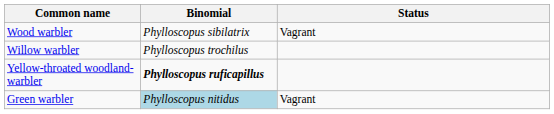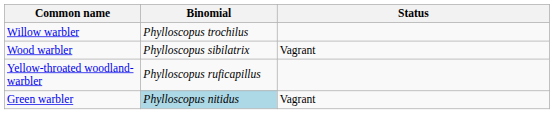rows swapped: (40, 31) <-> (43, 50)
(204, 74) bold -> (202, 74) normal
